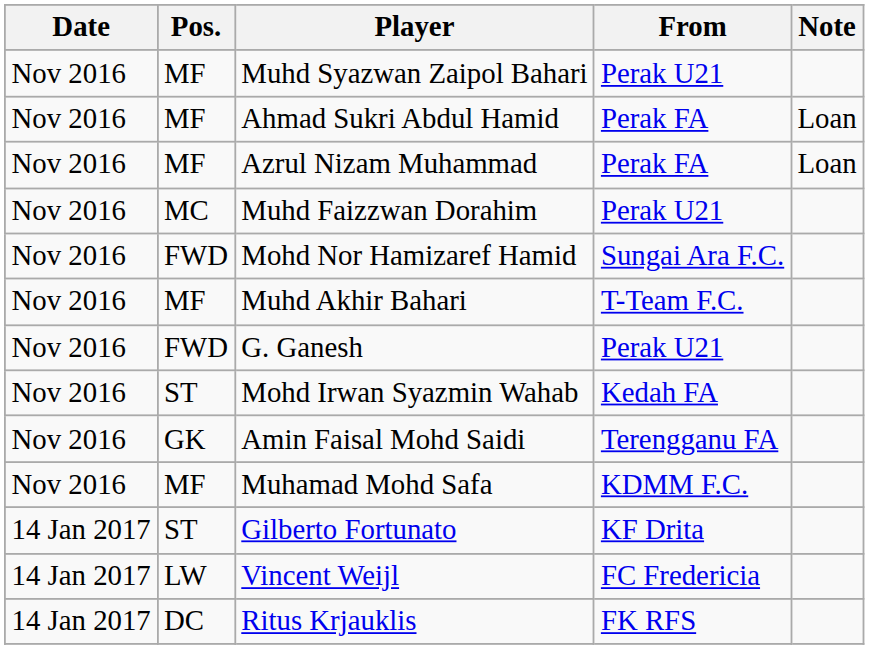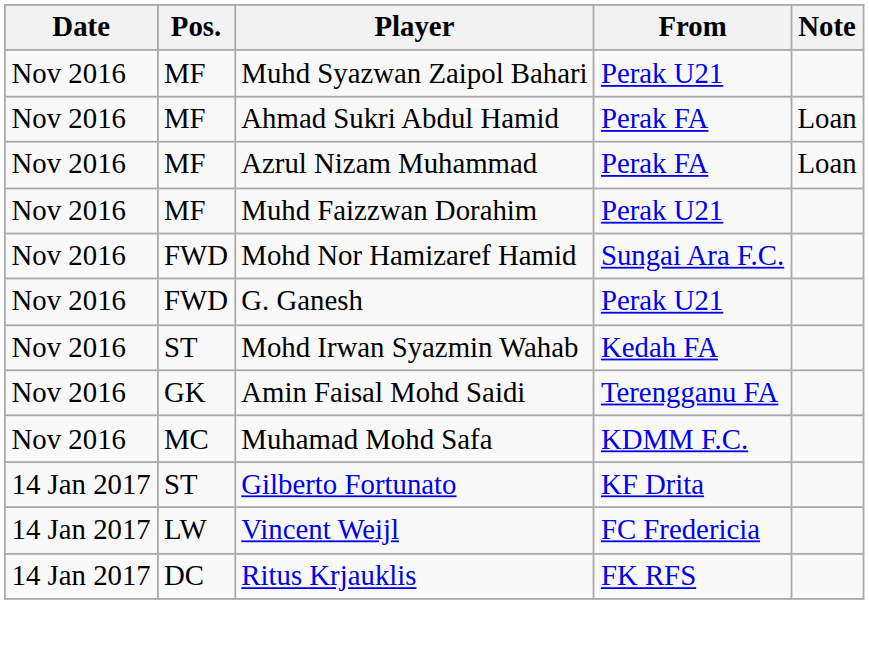(186, 210) MC -> (185, 210) MF
- row: (354, 301)
(185, 484) MF -> (186, 438) MC
